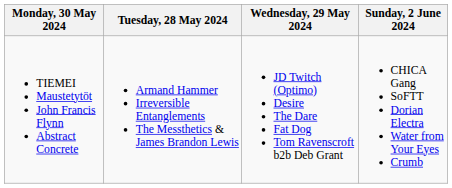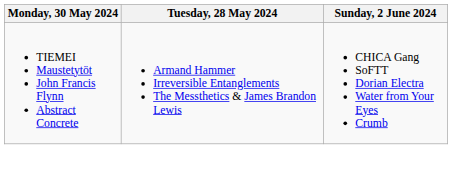- column: (300, 20)
